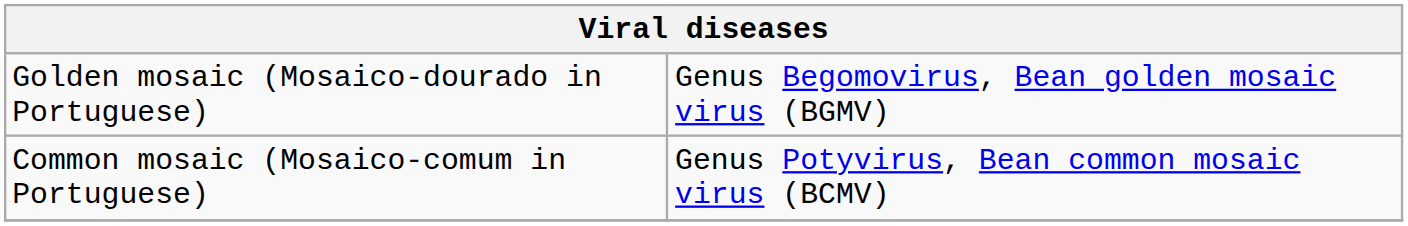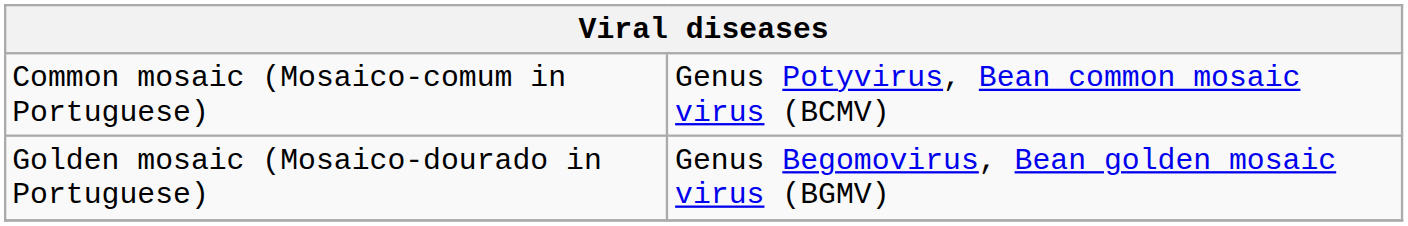rows swapped: (289, 178) <-> (307, 95)
